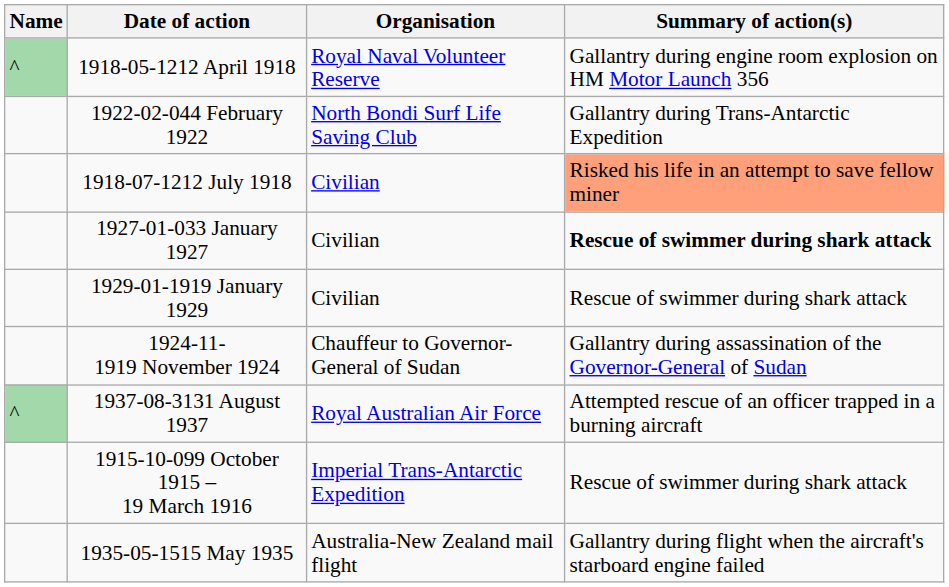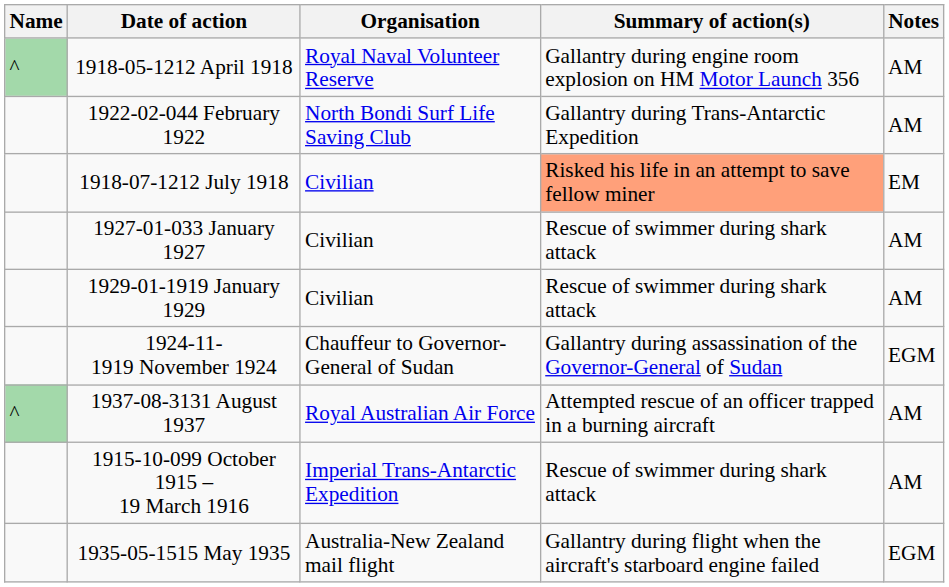+ column: (914, 21)
(750, 240) bold -> (686, 240) normal
